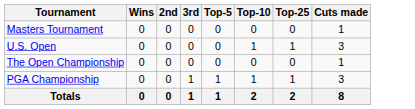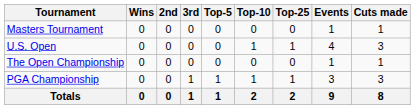+ column: (332, 12)
